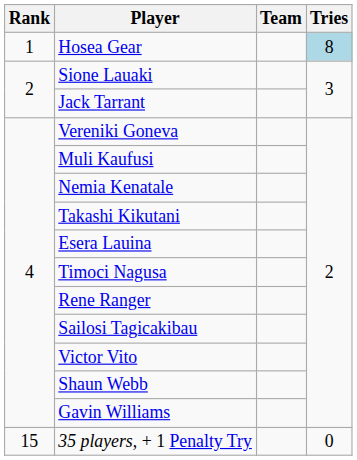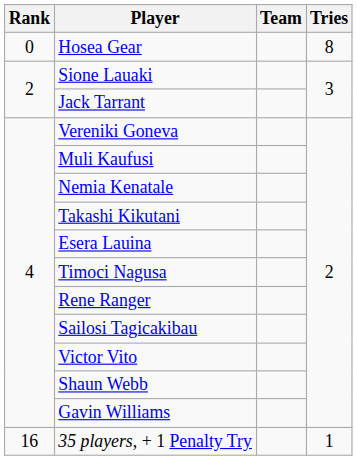(29, 46) 1 -> (29, 46) 0
(329, 46) lightblue background -> (329, 46) no background
(29, 441) 15 -> (29, 441) 16
(329, 441) 0 -> (329, 441) 1
